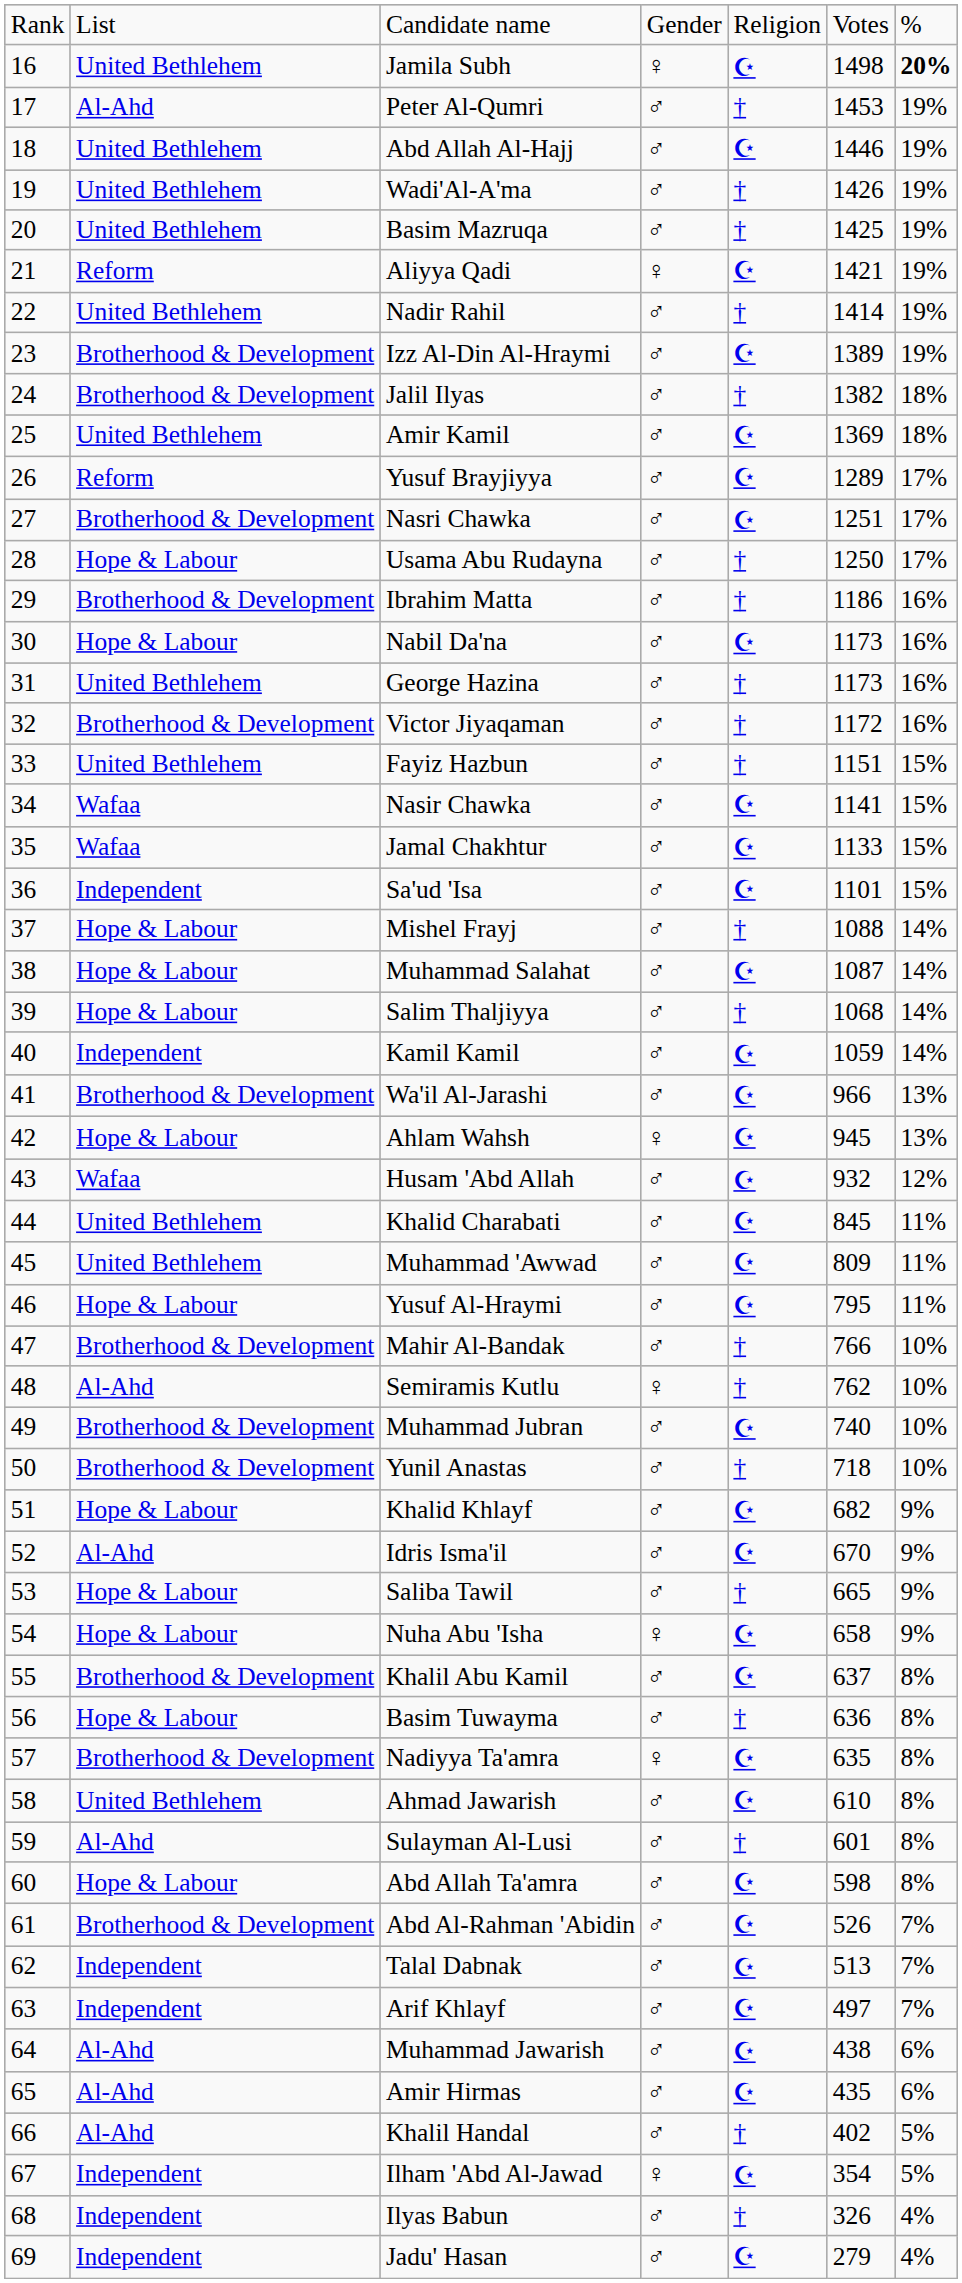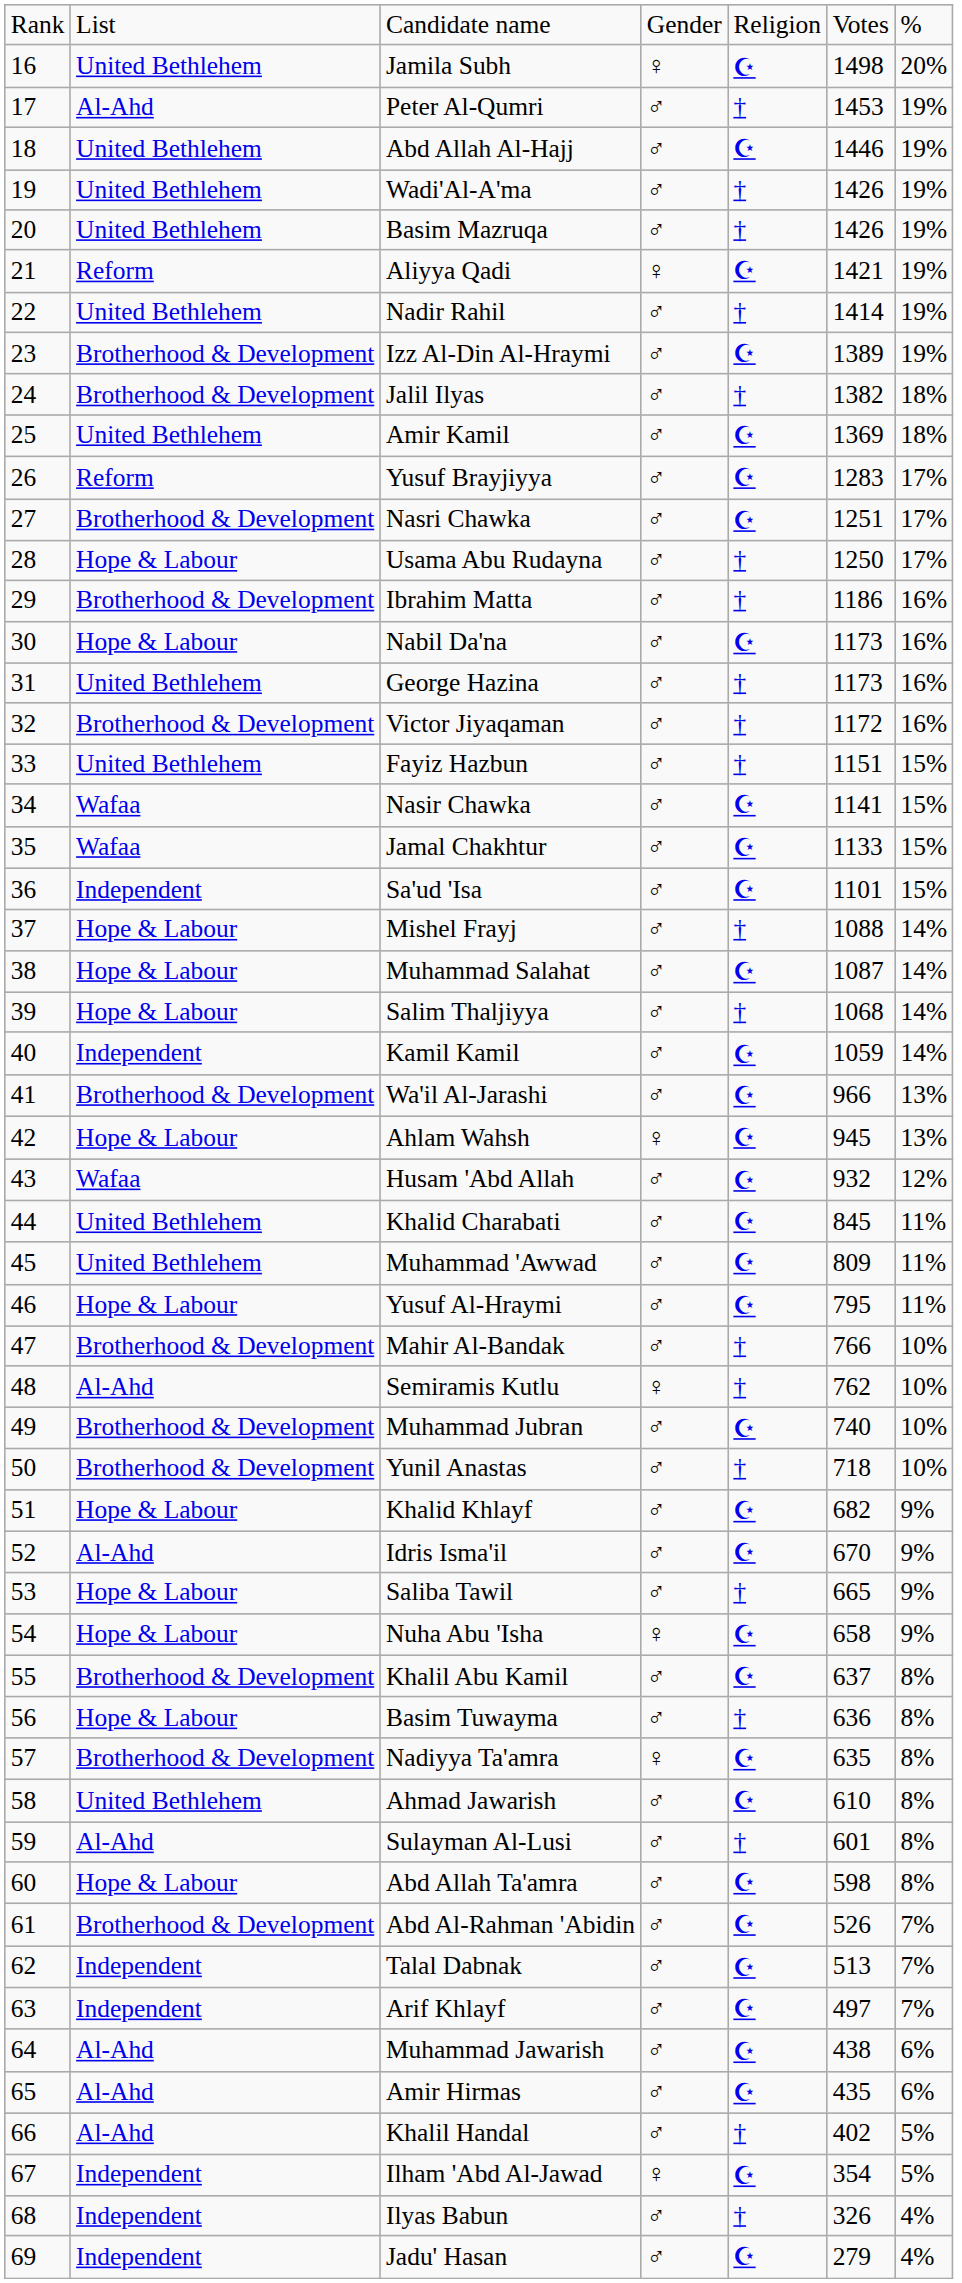(926, 65) bold -> (924, 65) normal
(858, 229) 1425 -> (858, 229) 1426
(858, 477) 1289 -> (858, 477) 1283
